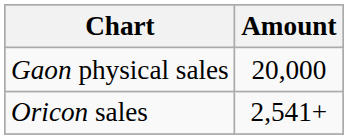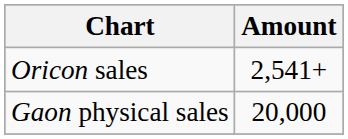rows swapped: (120, 69) <-> (79, 112)
